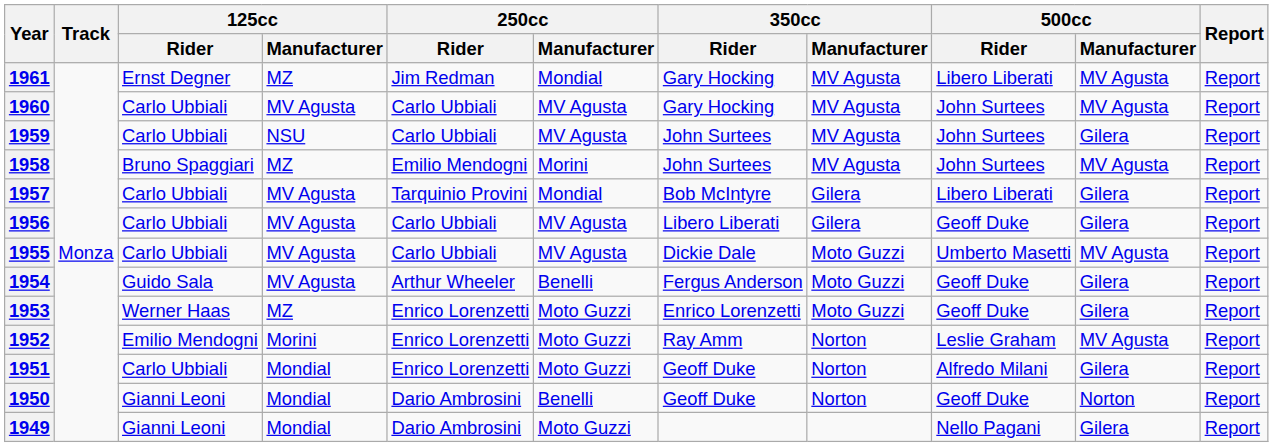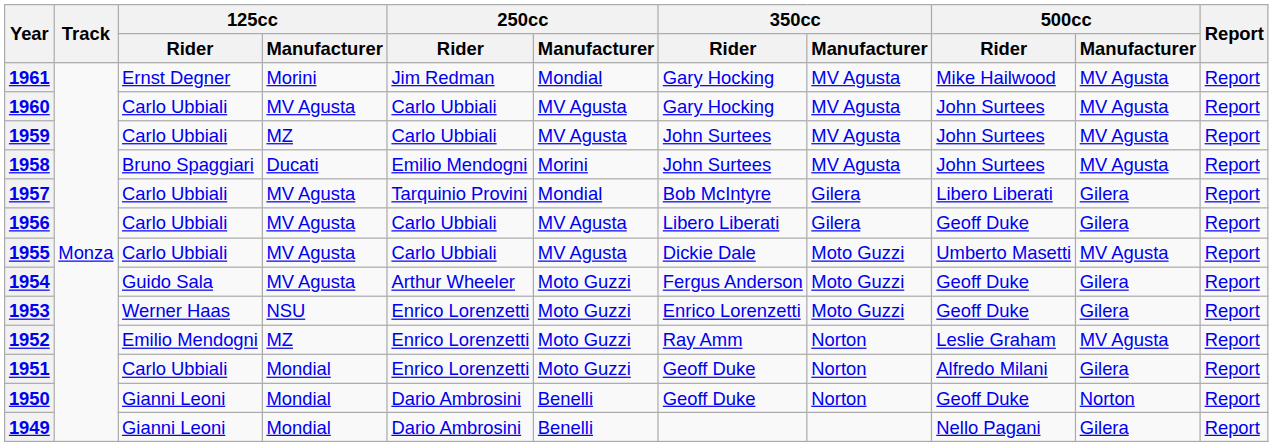(280, 78) MZ -> (291, 78) Morini
(995, 78) Libero Liberati -> (996, 78) Mike Hailwood
(286, 136) NSU -> (280, 136) MZ
(1104, 136) Gilera -> (1124, 136) MV Agusta
(280, 165) MZ -> (292, 165) Ducati
(565, 281) Benelli -> (584, 281) Moto Guzzi
(280, 311) MZ -> (286, 311) NSU
(291, 340) Morini -> (280, 340) MZ
(584, 427) Moto Guzzi -> (565, 427) Benelli
